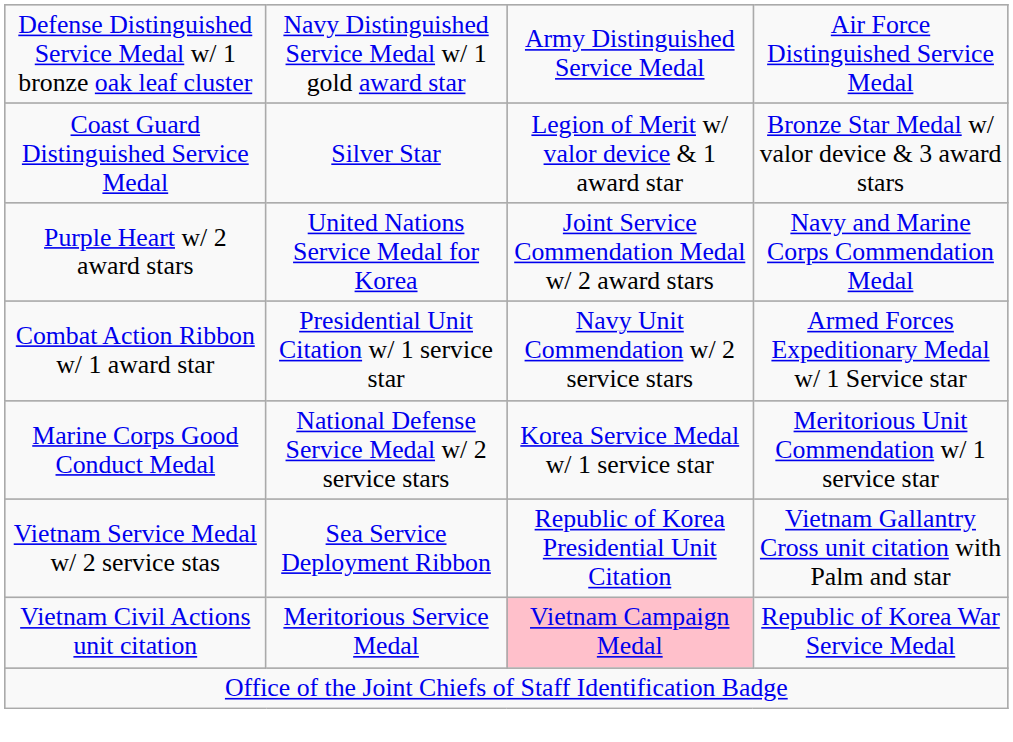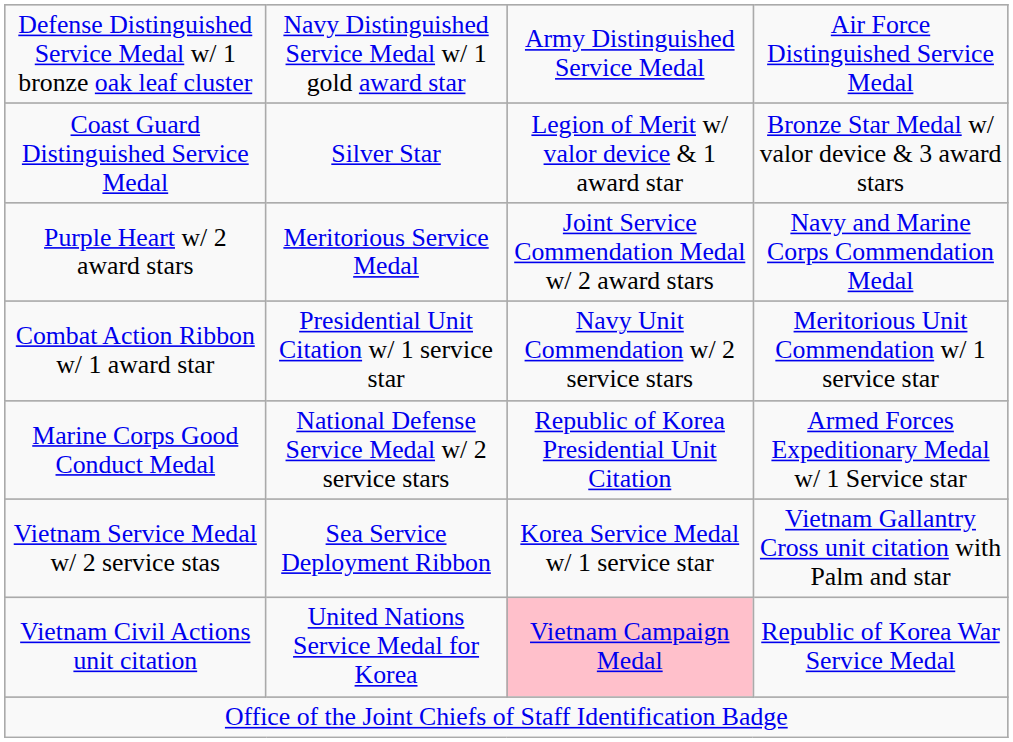(386, 251) United Nations Service Medal for Korea -> (386, 251) Meritorious Service Medal
(881, 350) Armed Forces Expeditionary Medal w/ 1 Service star -> (881, 350) Meritorious Unit Commendation w/ 1 service star
(630, 449) Korea Service Medal w/ 1 service star -> (630, 449) Republic of Korea Presidential Unit Citation
(881, 449) Meritorious Unit Commendation w/ 1 service star -> (881, 449) Armed Forces Expeditionary Medal w/ 1 Service star
(630, 547) Republic of Korea Presidential Unit Citation -> (630, 547) Korea Service Medal w/ 1 service star
(386, 632) Meritorious Service Medal -> (386, 646) United Nations Service Medal for Korea
